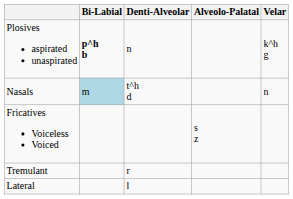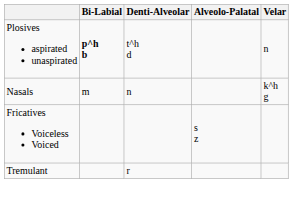(129, 49) n -> (133, 49) t^h d
(271, 49) k^h g -> (266, 49) n
(86, 91) lightblue background -> (86, 91) no background
(133, 91) t^h d -> (129, 91) n
(266, 91) n -> (271, 91) k^h g
- row: (21, 186)
